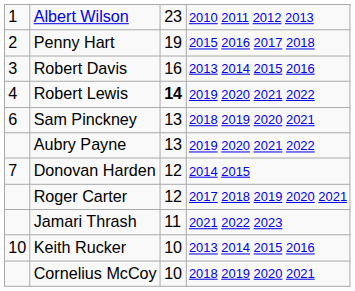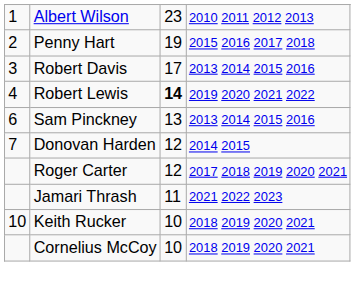(173, 68) 16 -> (173, 68) 17
(252, 120) 2018 2019 2020 2021 -> (252, 120) 2013 2014 2015 2016
- row: (80, 145)
(252, 248) 2013 2014 2015 2016 -> (252, 222) 2018 2019 2020 2021
